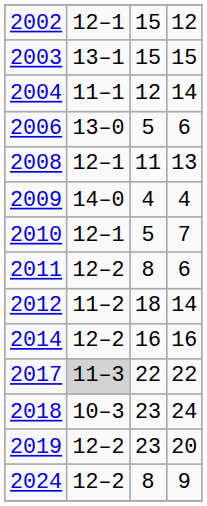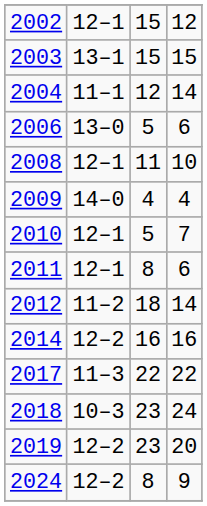(184, 164) 13 -> (184, 164) 10
(99, 270) 12–2 -> (99, 270) 12–1
(99, 376) lightgrey background -> (99, 376) no background
